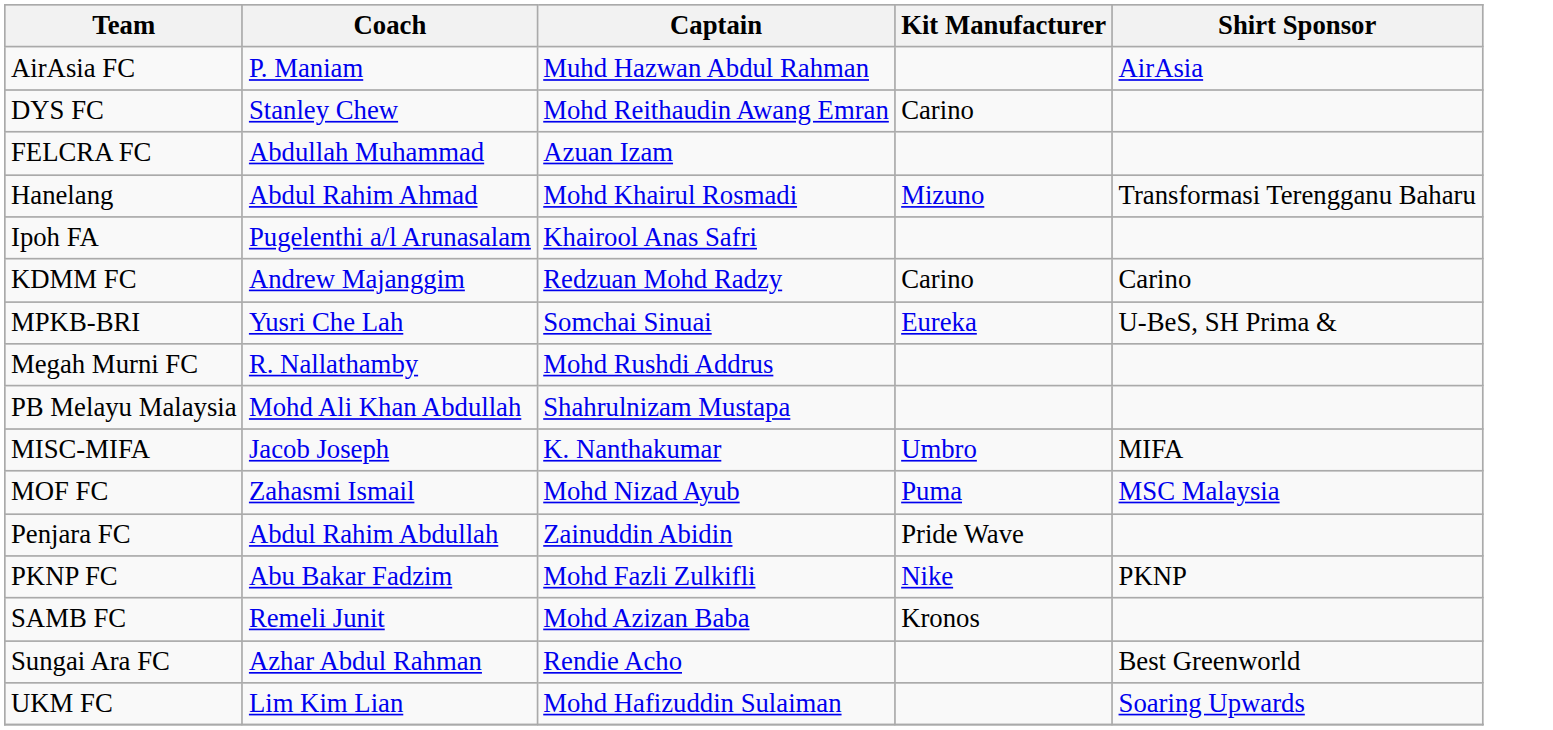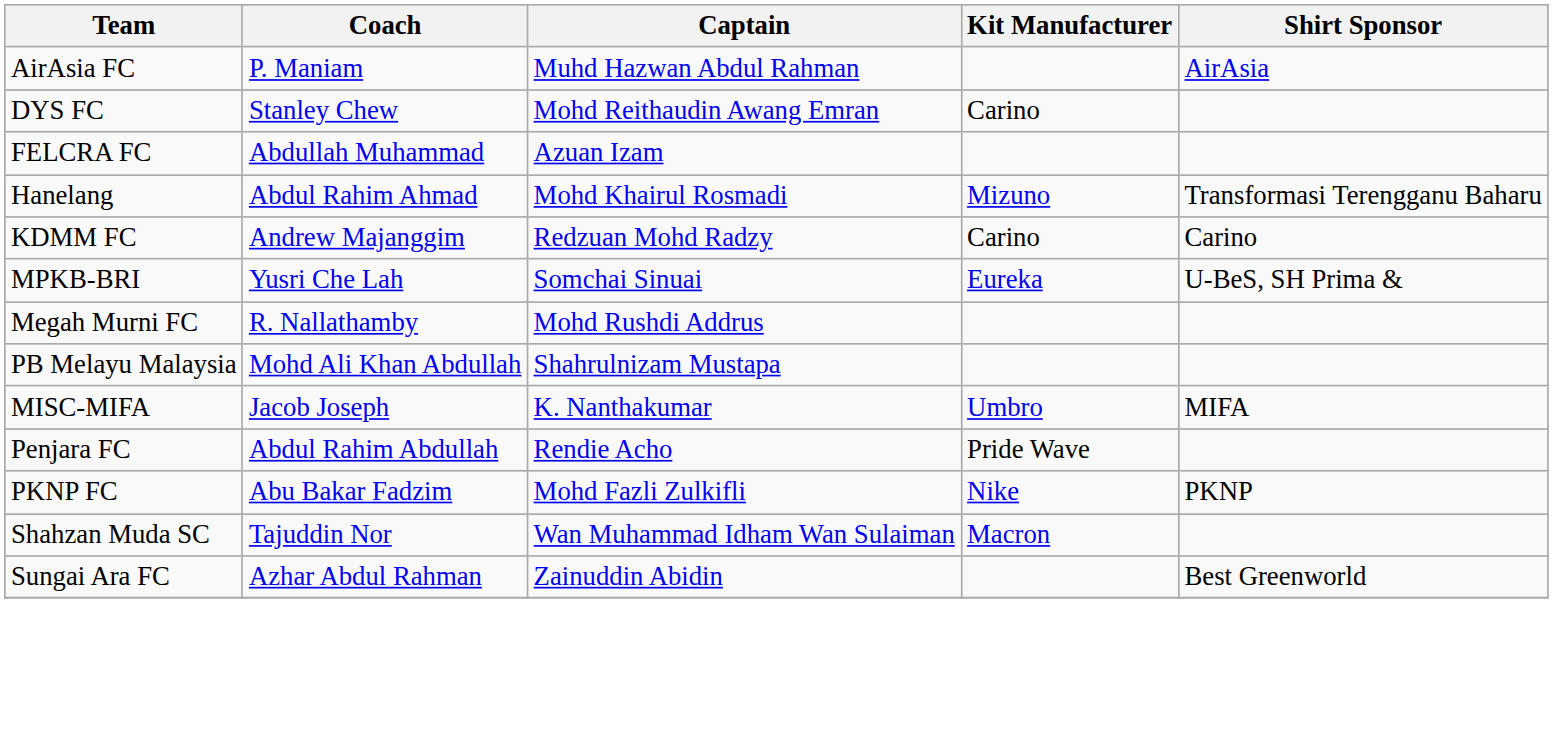- row: (55, 237)
- row: (60, 491)
(638, 534) Zainuddin Abidin -> (603, 449) Rendie Acho
- row: (69, 618)
+ row: (110, 534)
(613, 661) Rendie Acho -> (628, 576) Zainuddin Abidin
- row: (62, 703)
